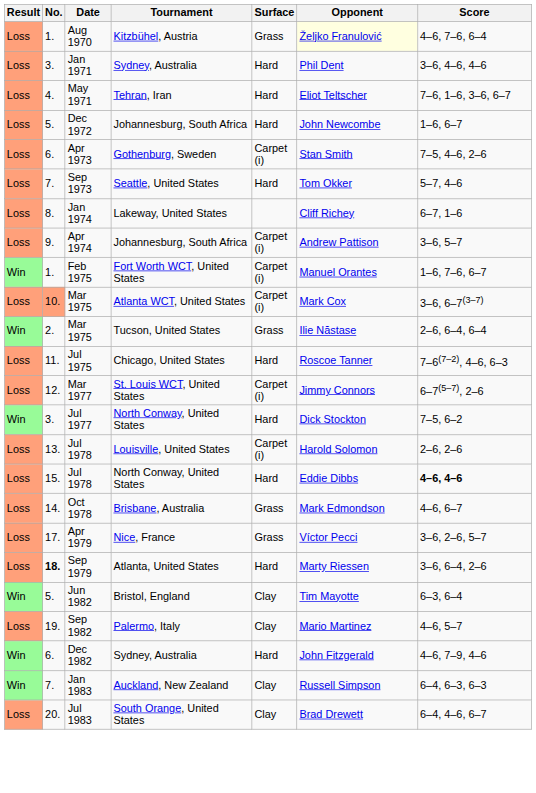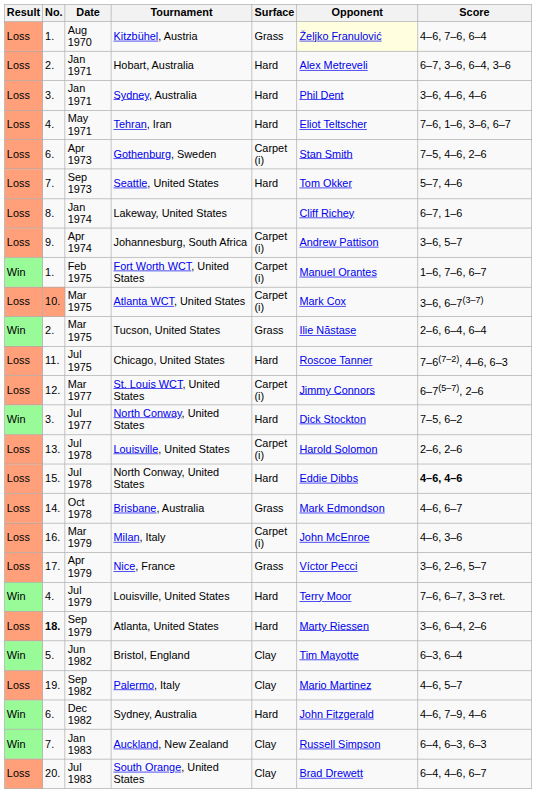+ row: (80, 65)
- row: (80, 124)
+ row: (80, 537)
+ row: (80, 596)
